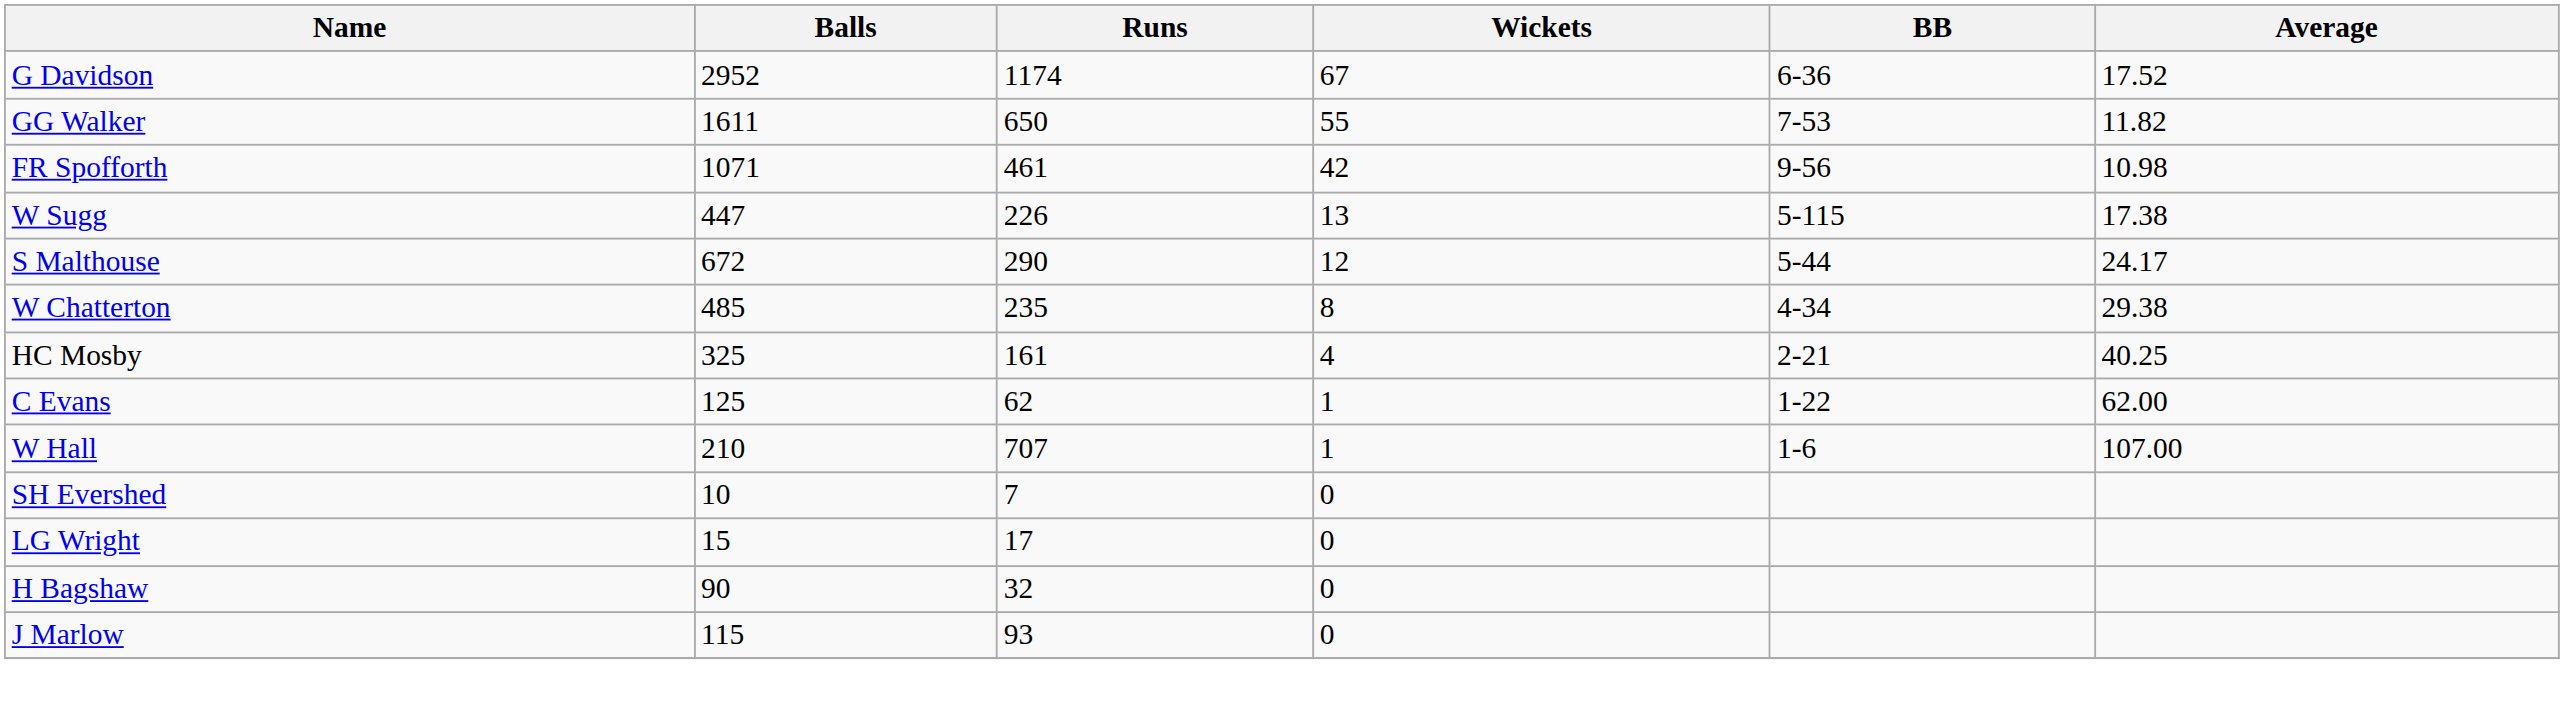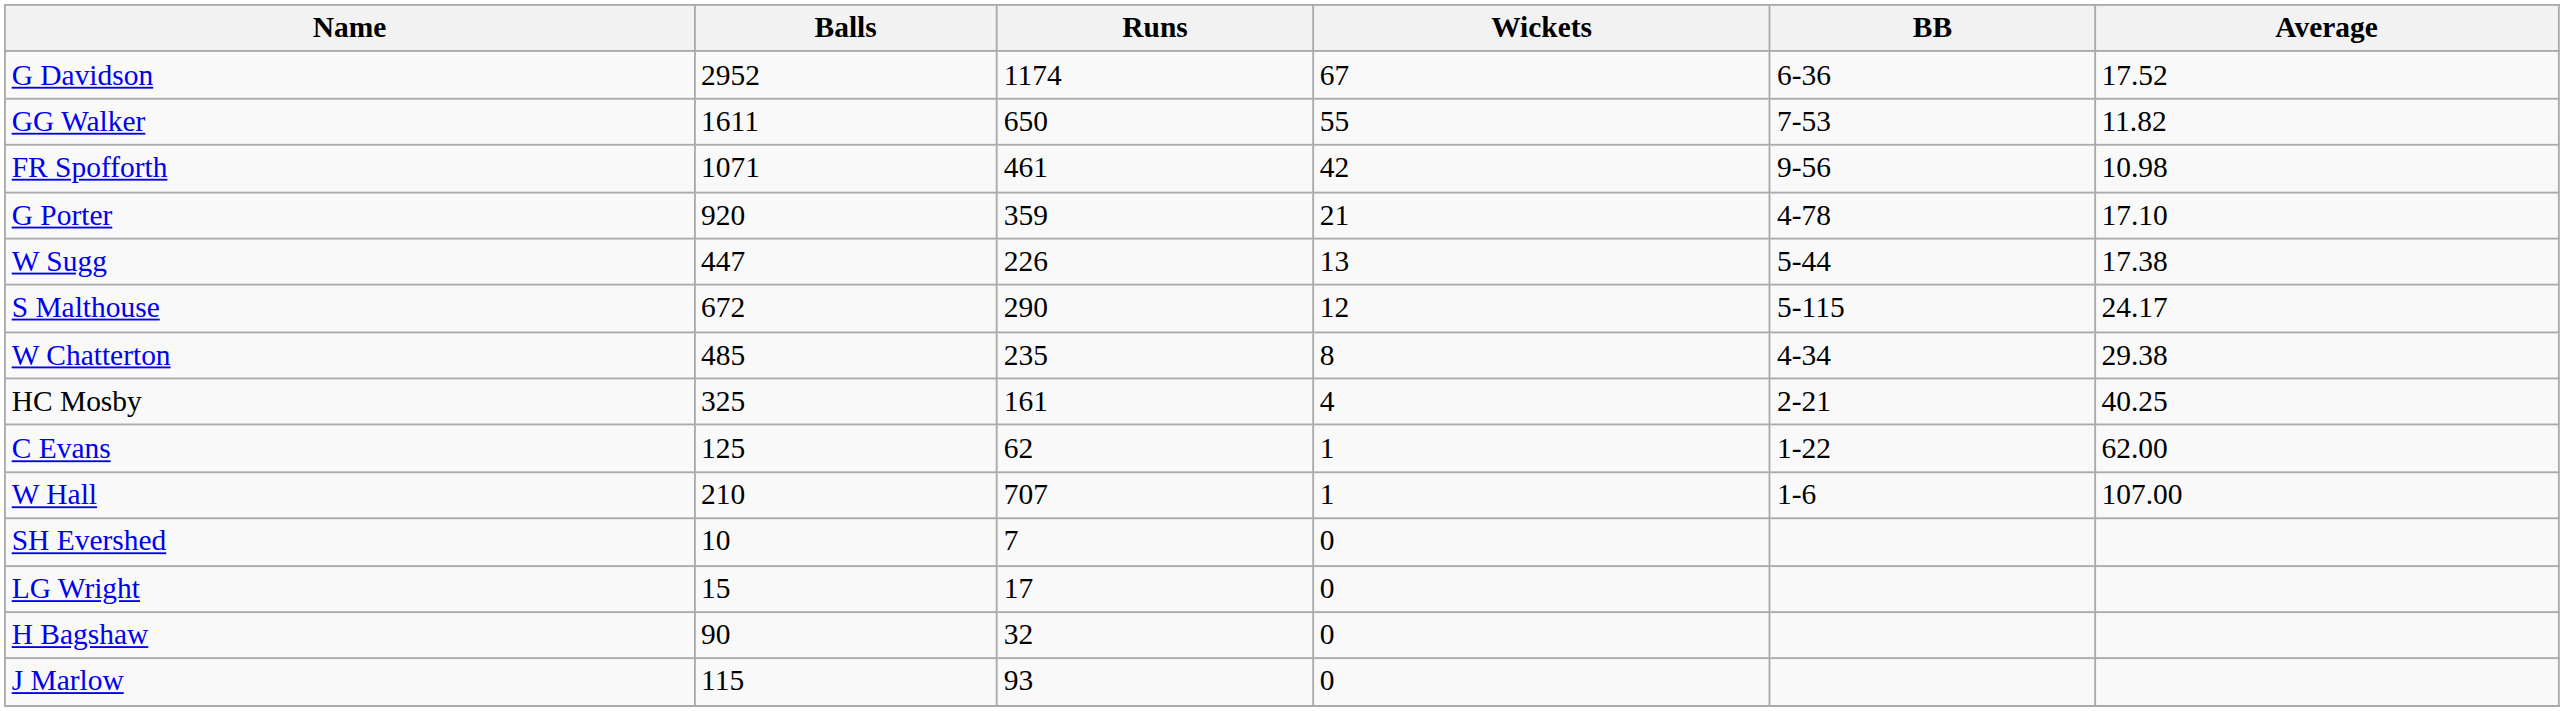+ row: (62, 214)
(1811, 214) 5-115 -> (1804, 261) 5-44
(1804, 261) 5-44 -> (1811, 307) 5-115
